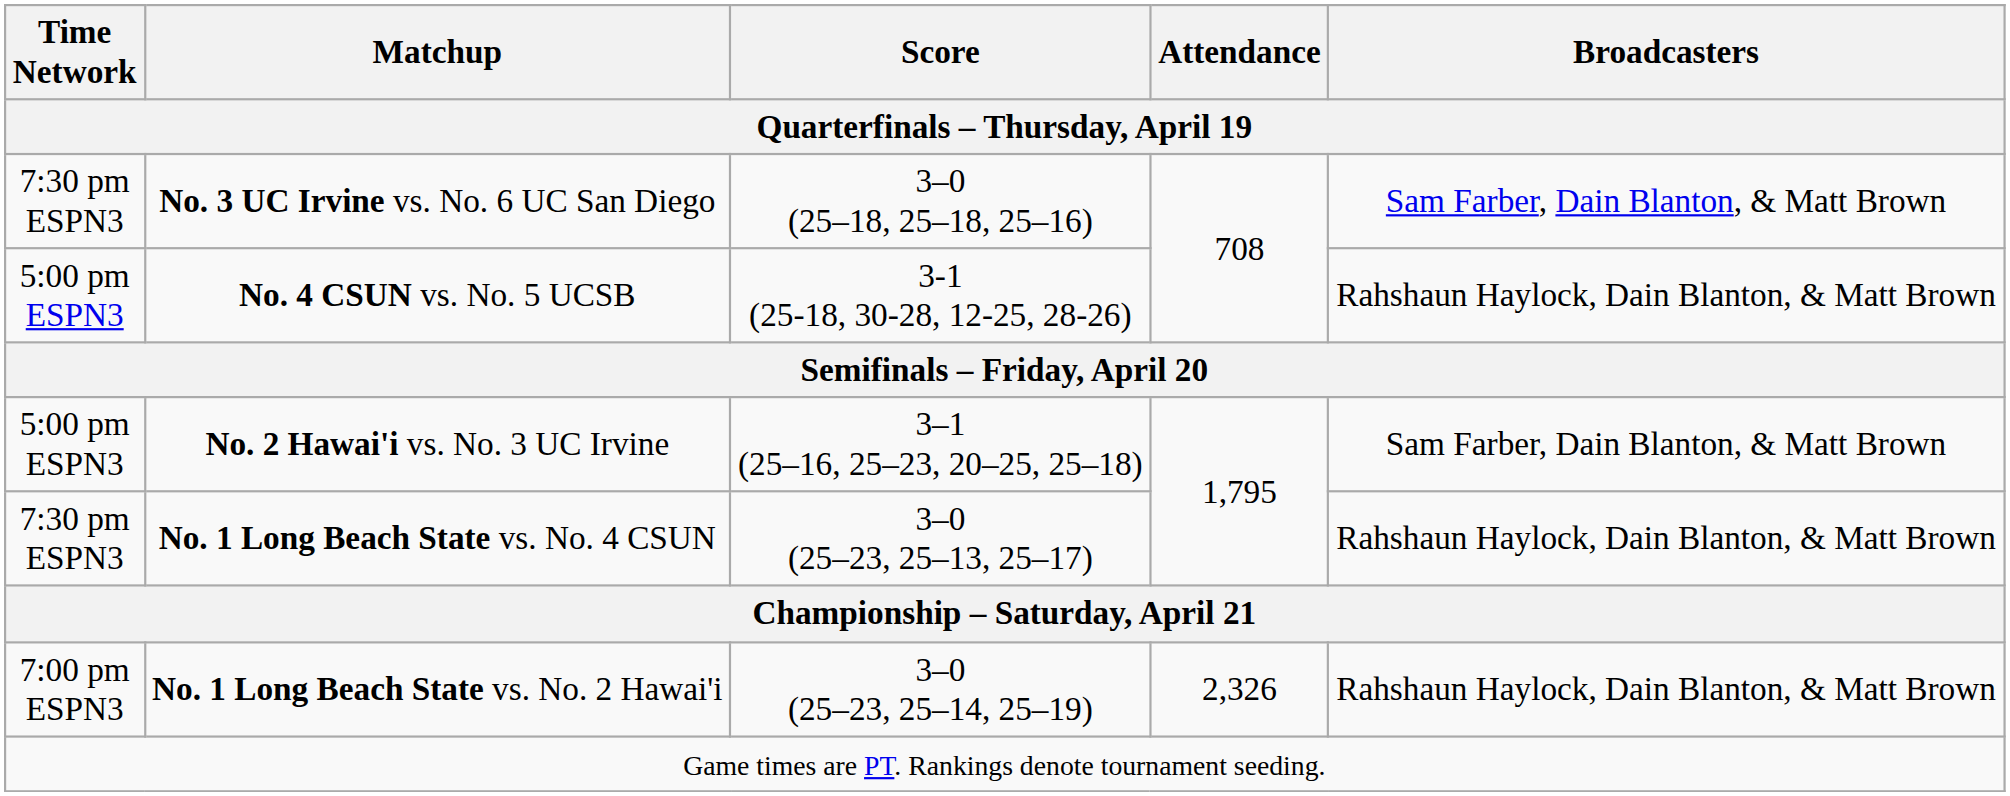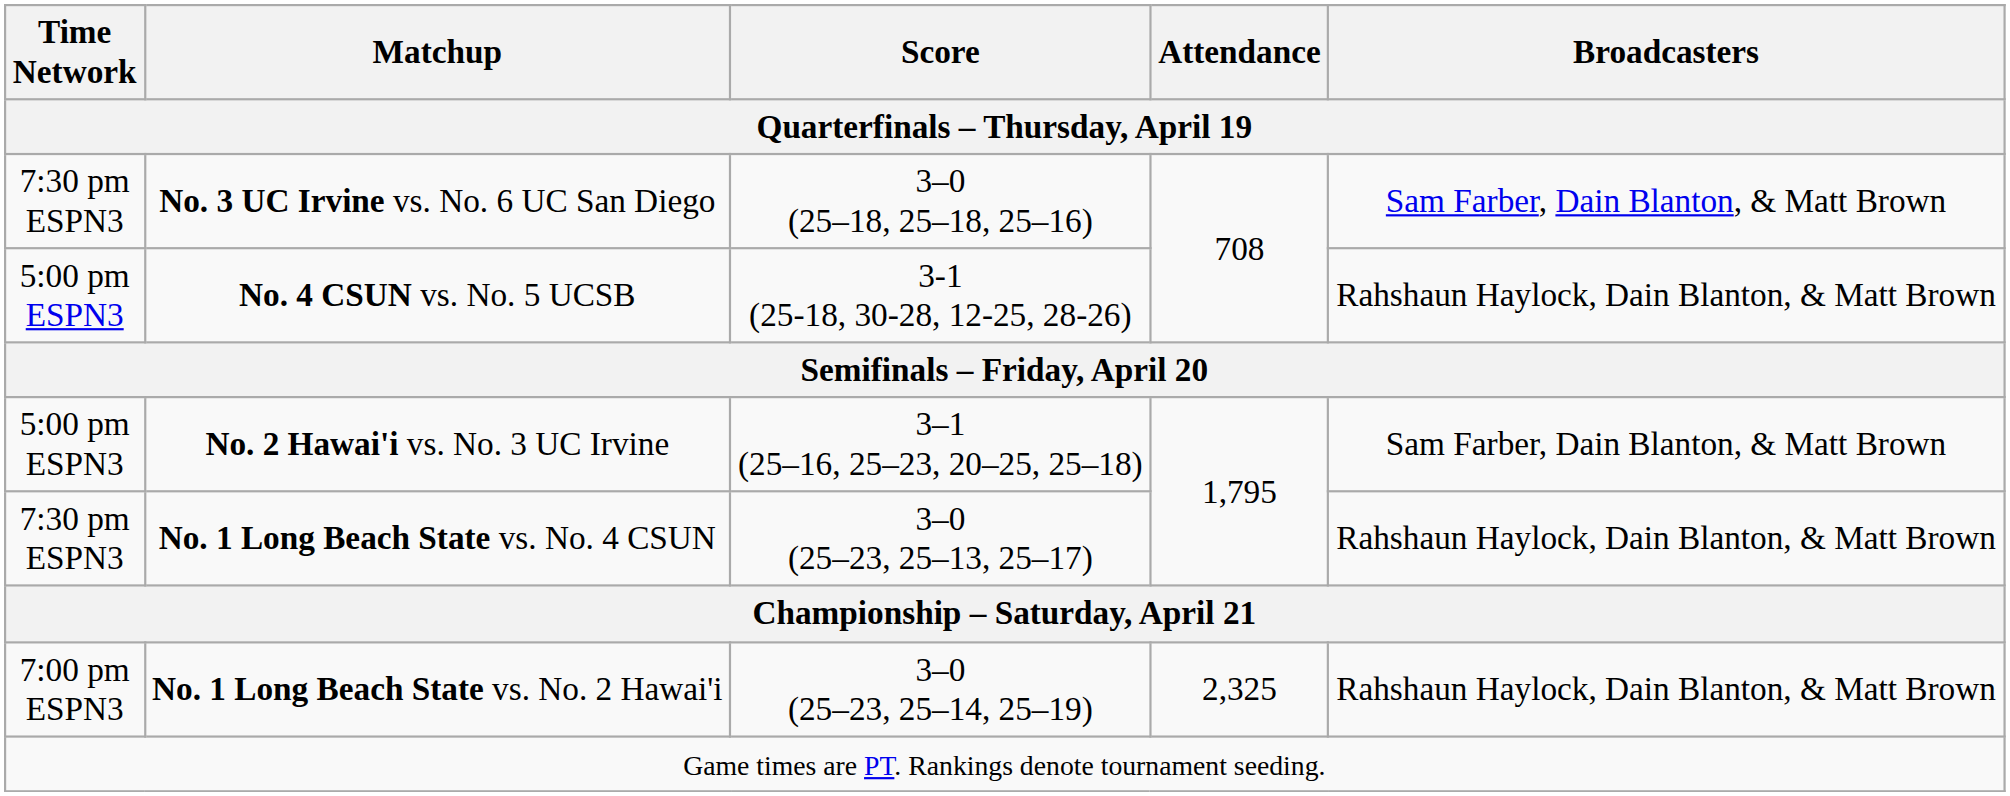(1239, 688) 2,326 -> (1239, 688) 2,325
